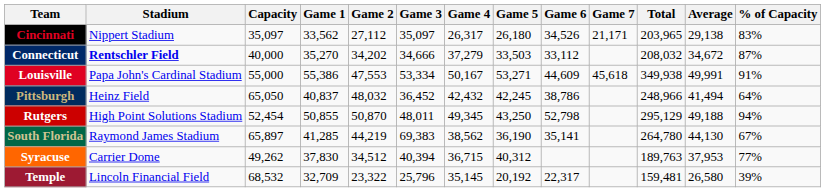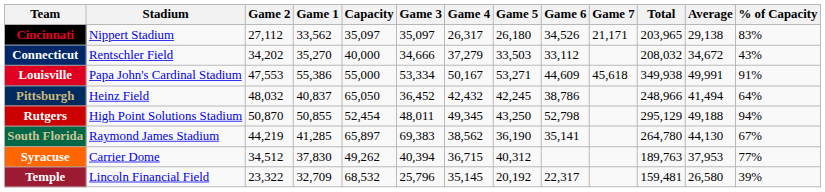columns swapped: (273, 14) <-> (372, 14)
(134, 55) bold -> (131, 55) normal
(750, 55) 87% -> (750, 55) 43%
